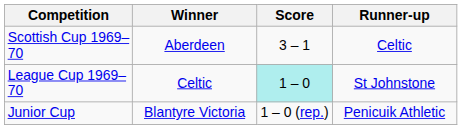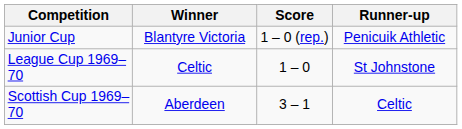rows swapped: (68, 45) <-> (41, 113)
(295, 83) paleturquoise background -> (295, 67) no background
